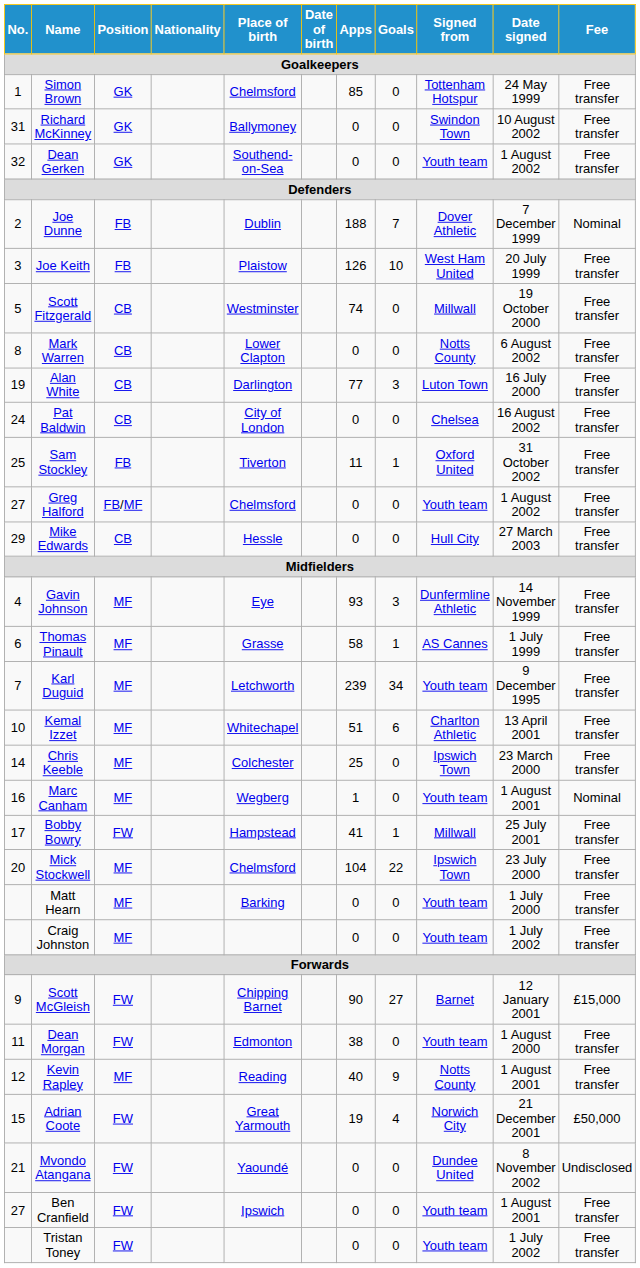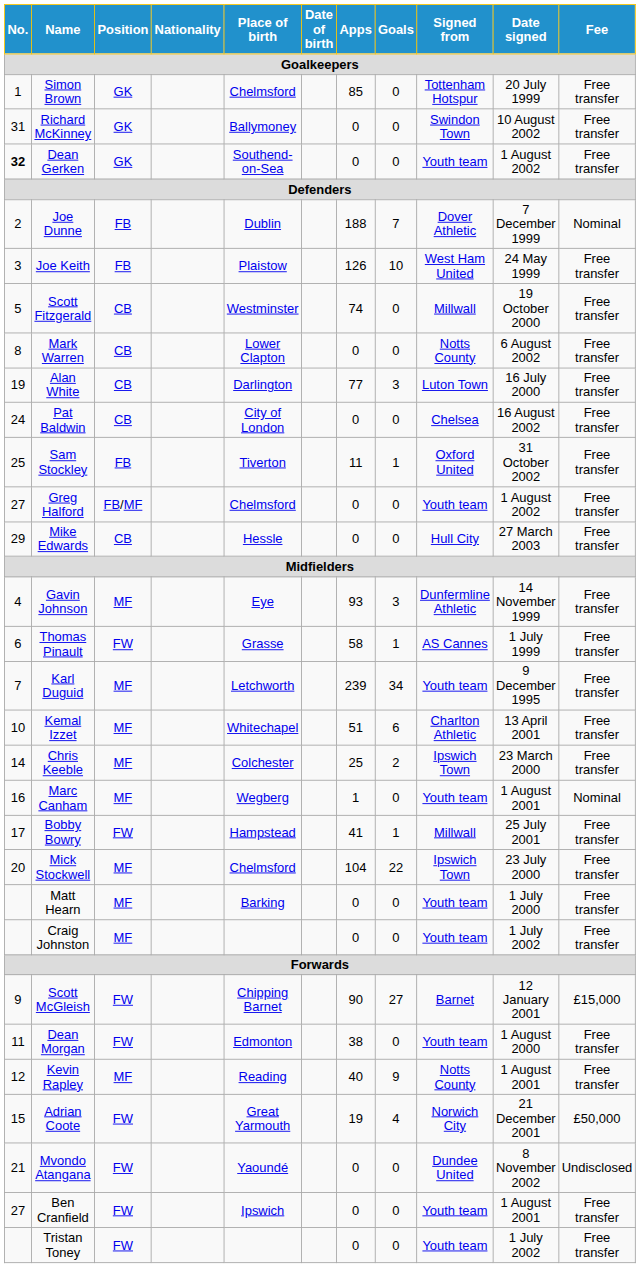(526, 92) 24 May 1999 -> (526, 92) 20 July 1999
(18, 162) normal -> (18, 162) bold
(526, 266) 20 July 1999 -> (526, 266) 24 May 1999
(123, 644) MF -> (123, 644) FW
(396, 763) 0 -> (396, 763) 2
